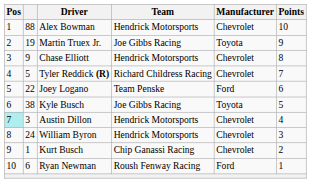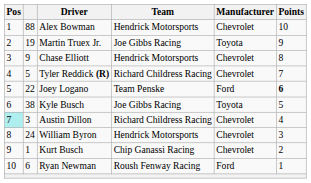(281, 88) normal -> (281, 88) bold
(156, 119) Hendrick Motorsports -> (163, 119) Richard Childress Racing
